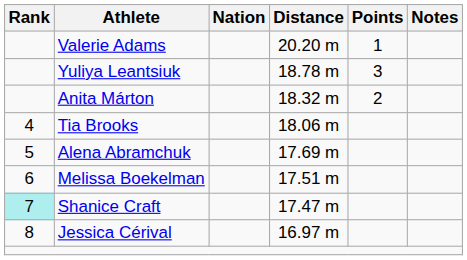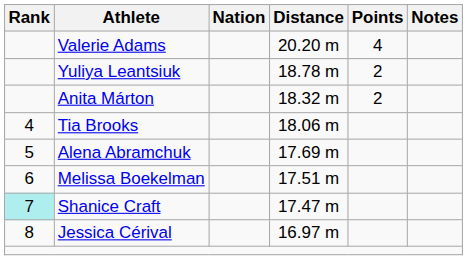(378, 44) 1 -> (378, 44) 4
(378, 71) 3 -> (378, 71) 2
